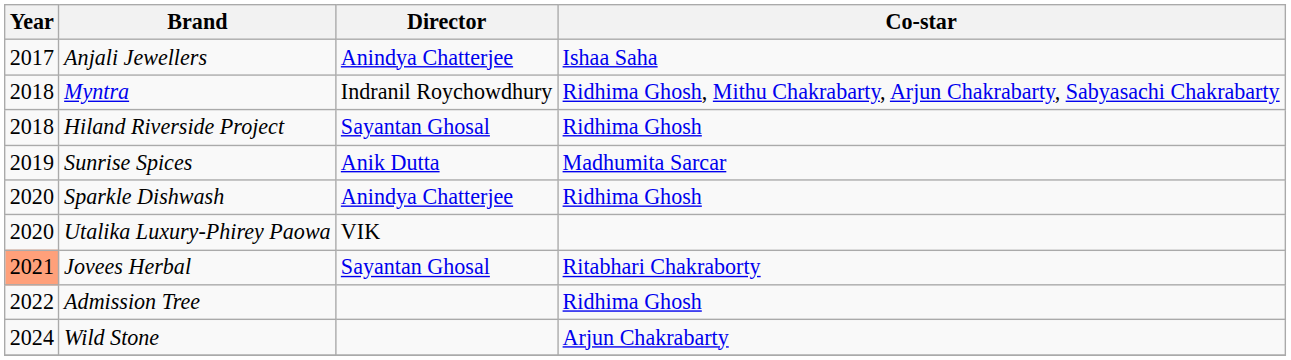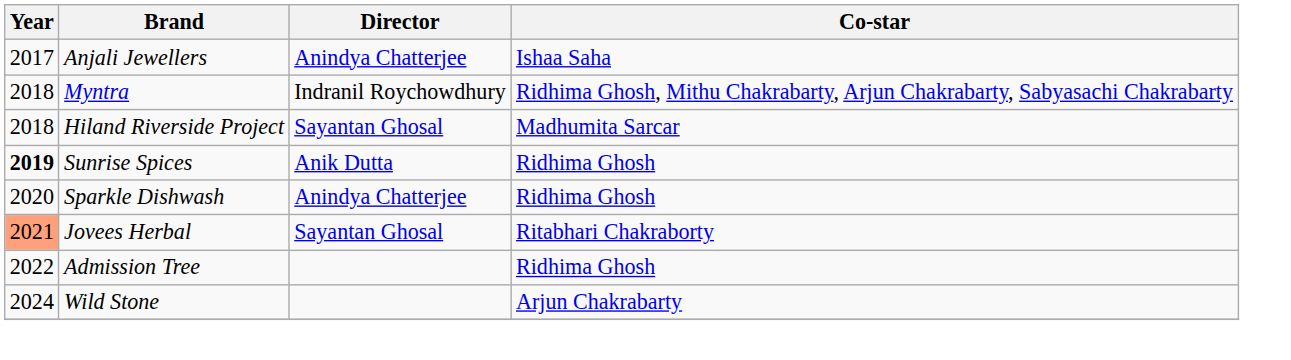(632, 127) Ridhima Ghosh -> (598, 127) Madhumita Sarcar
(32, 162) normal -> (32, 162) bold
(644, 162) Madhumita Sarcar -> (586, 162) Ridhima Ghosh
- row: (197, 232)
